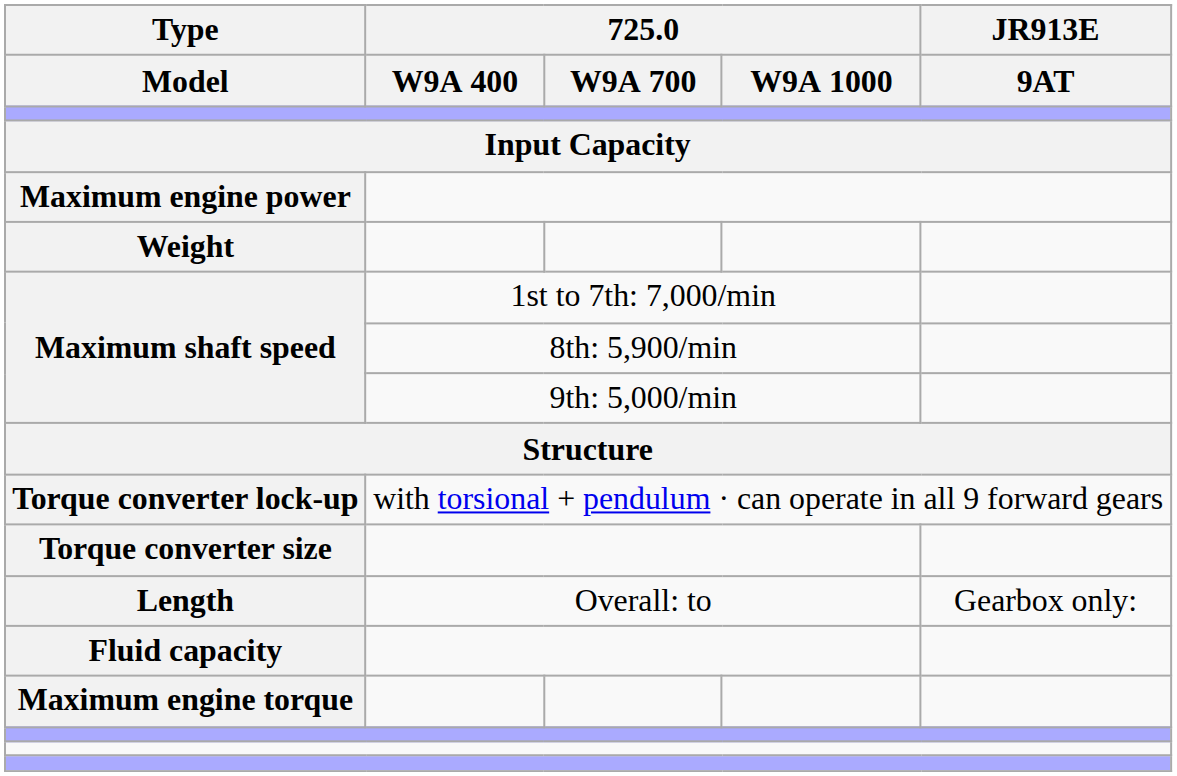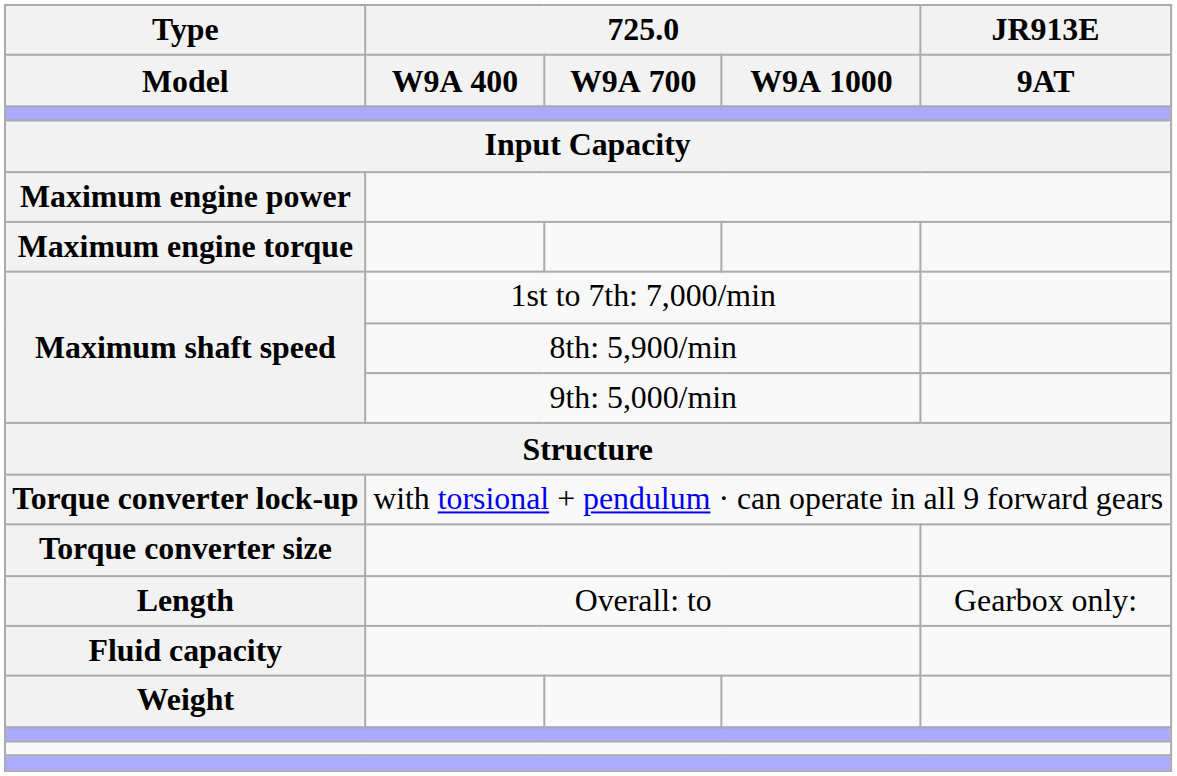rows swapped: (185, 700) <-> (185, 246)
